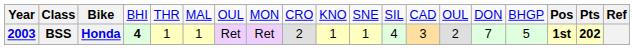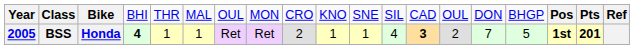(22, 34) 2003 -> (22, 34) 2005
(423, 34) normal -> (423, 34) bold
(590, 34) 202 -> (590, 34) 201
